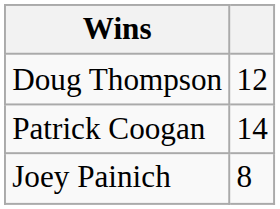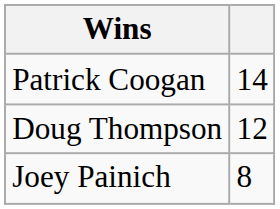rows swapped: (109, 128) <-> (117, 78)
